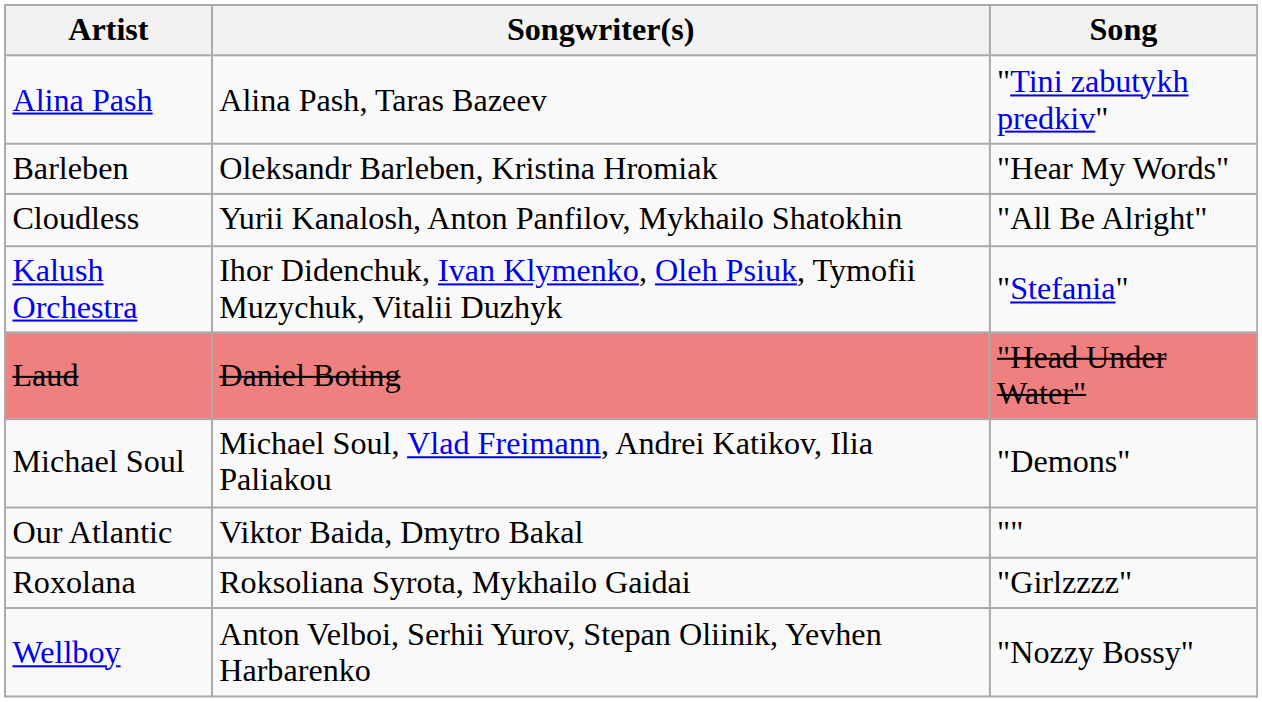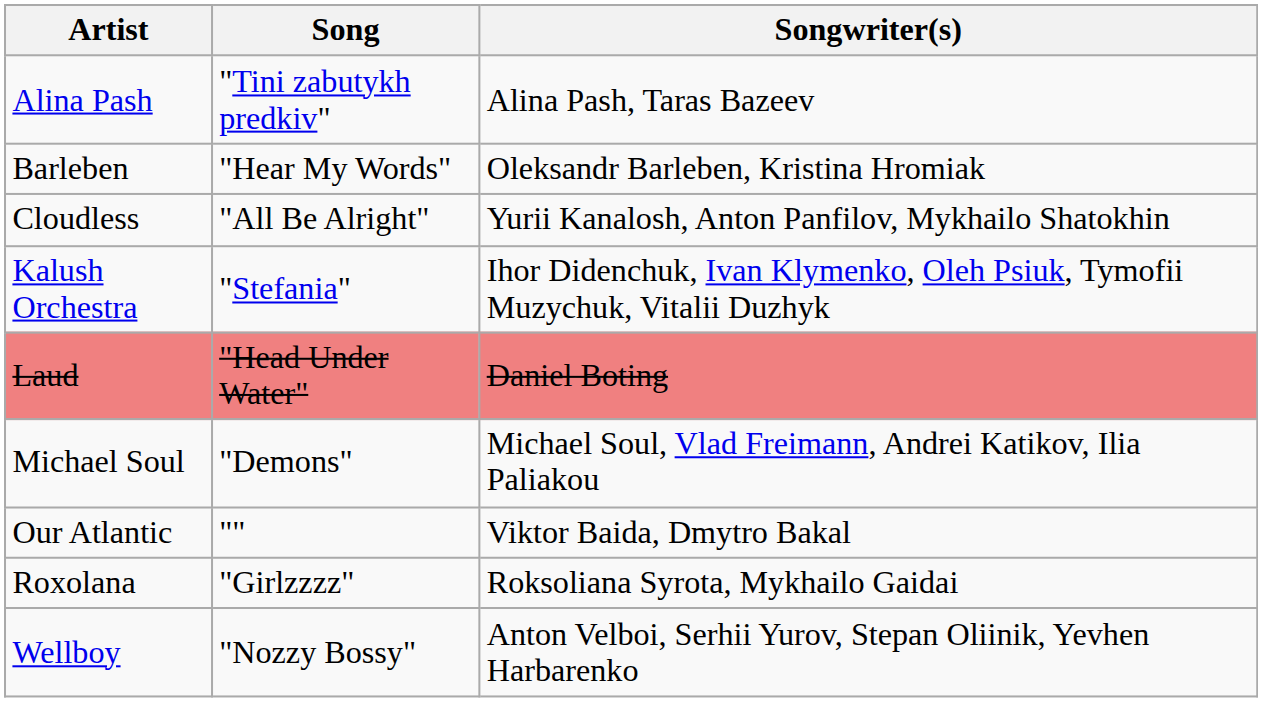columns swapped: (1123, 30) <-> (601, 30)
